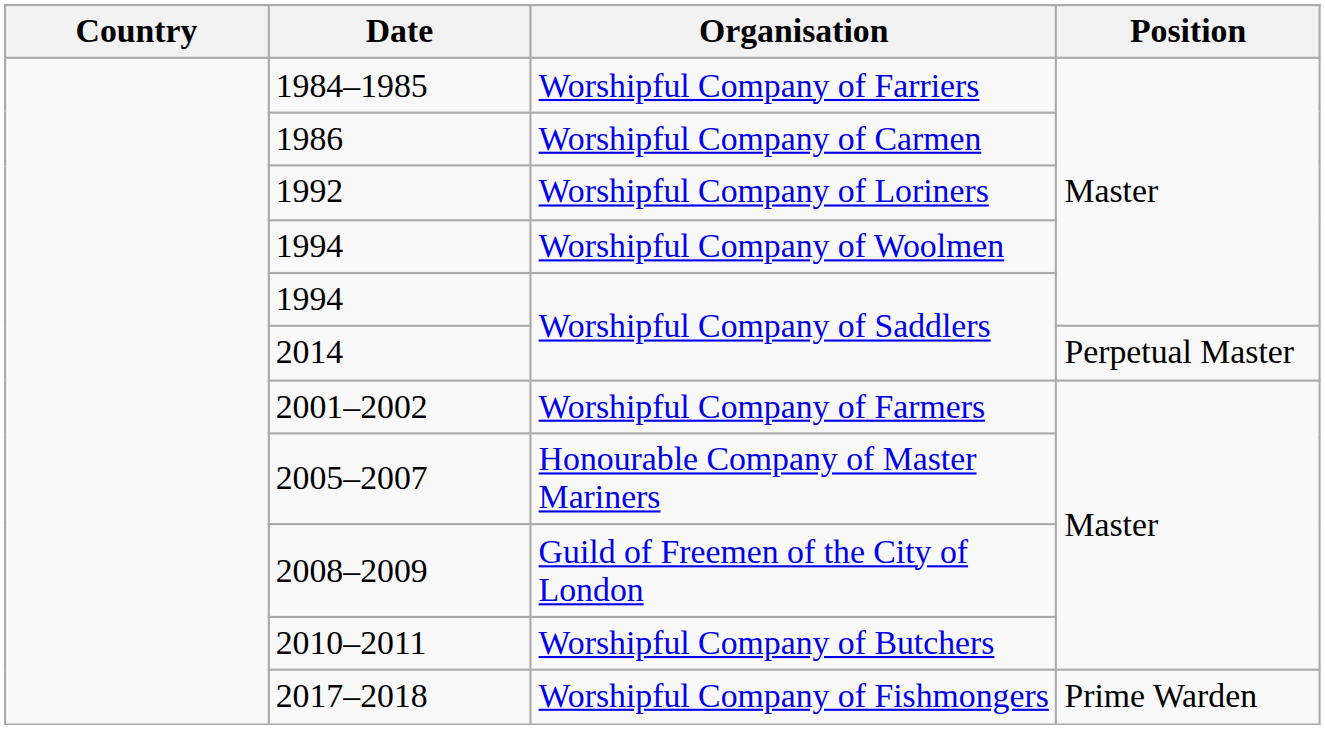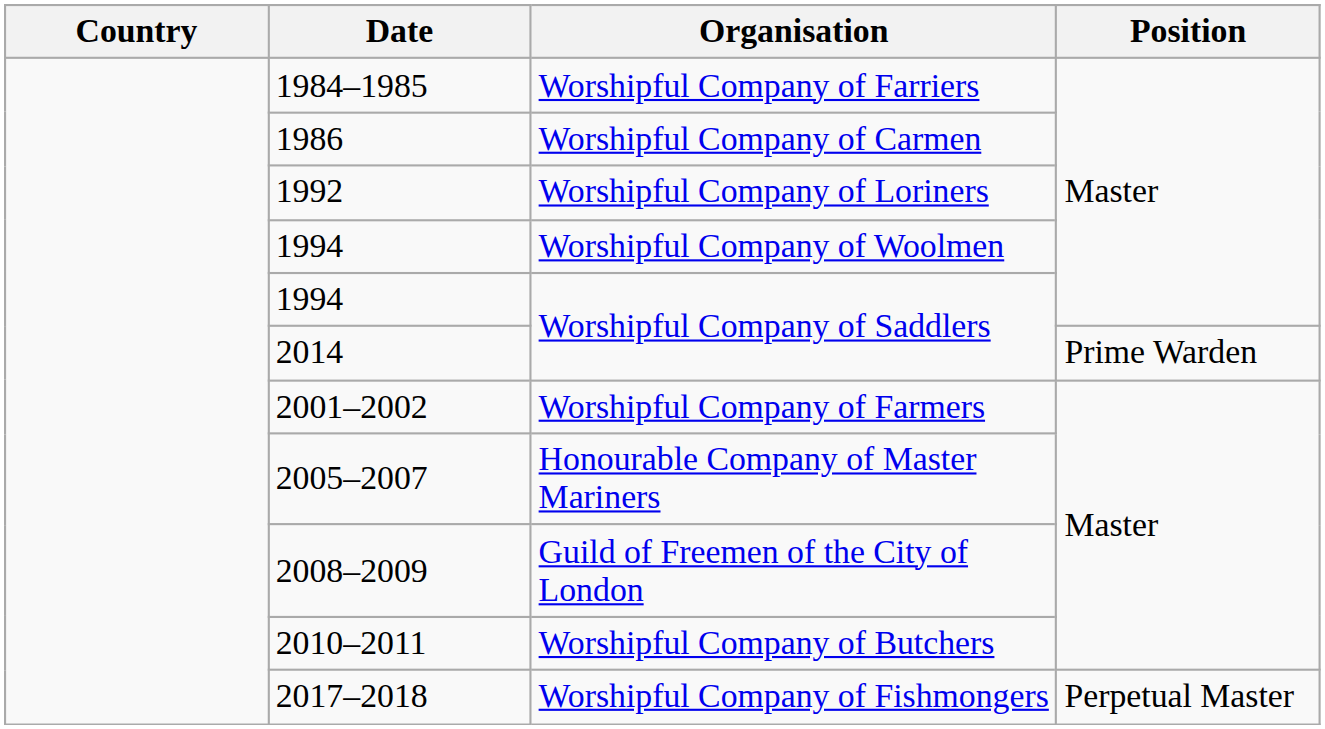(1179, 352) Perpetual Master -> (1161, 352) Prime Warden
(1161, 696) Prime Warden -> (1179, 696) Perpetual Master
